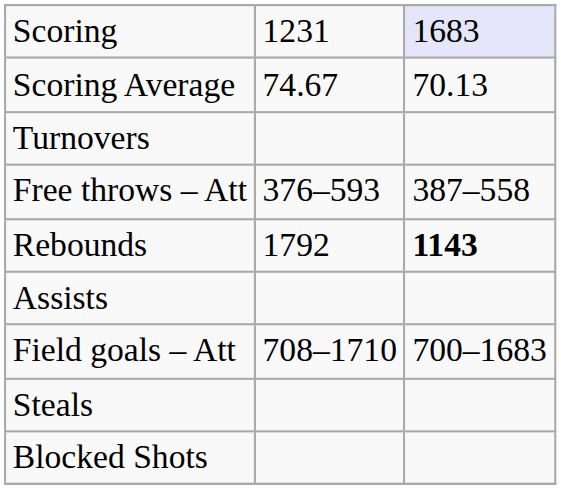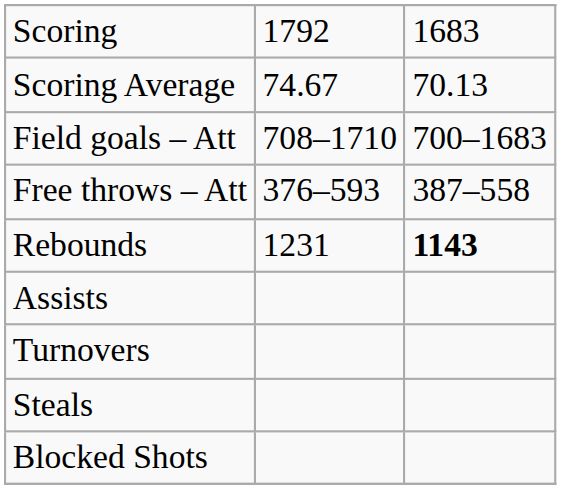(296, 31) 1231 -> (296, 31) 1792
(446, 31) lavender background -> (446, 31) no background
rows swapped: (124, 350) <-> (81, 137)
(296, 244) 1792 -> (296, 244) 1231
